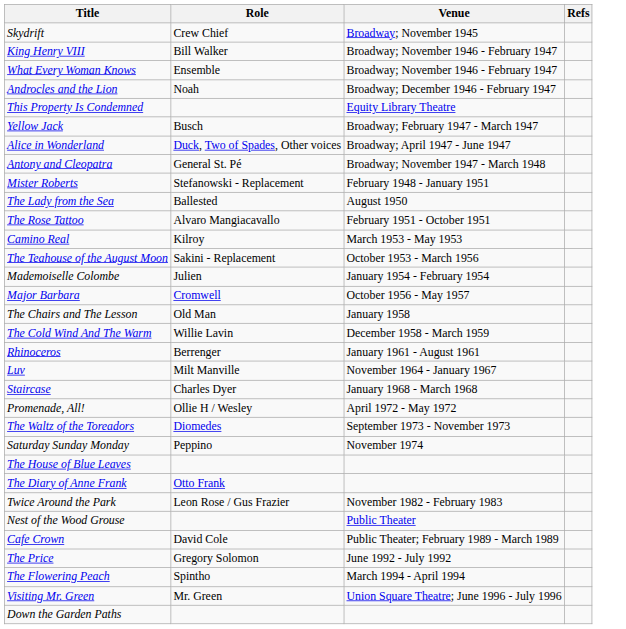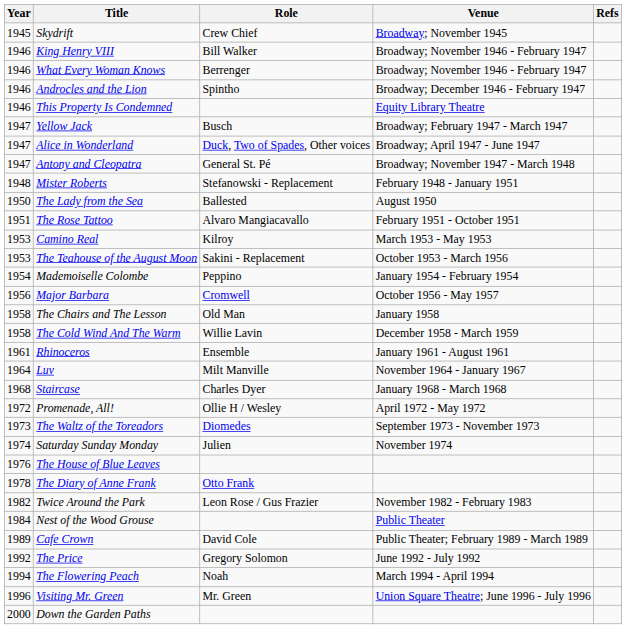+ column: (19, 13)
(197, 70) Ensemble -> (226, 70) Berrenger
(186, 88) Noah -> (221, 88) Spintho
(188, 276) Julien -> (222, 276) Peppino
(197, 351) Berrenger -> (226, 351) Ensemble
(193, 445) Peppino -> (217, 445) Julien
(192, 577) Spintho -> (215, 577) Noah
